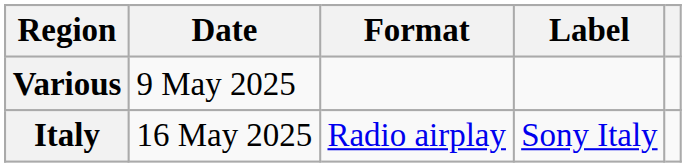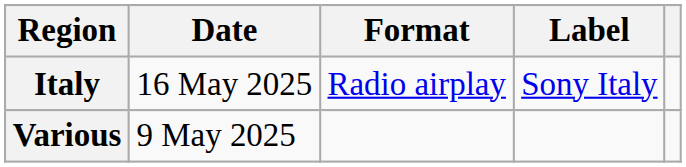rows swapped: (67, 82) <-> (67, 135)
